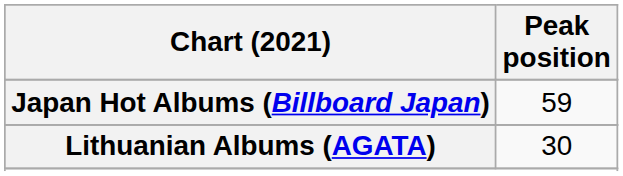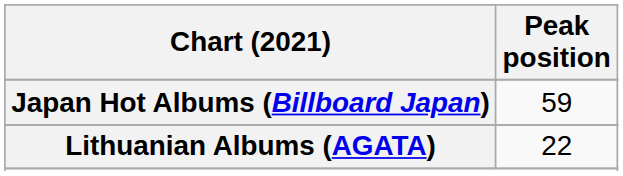(557, 146) 30 -> (557, 146) 22
